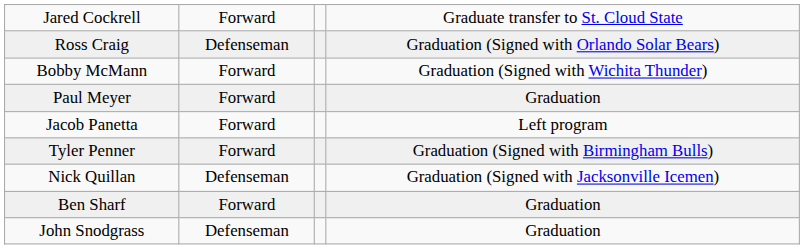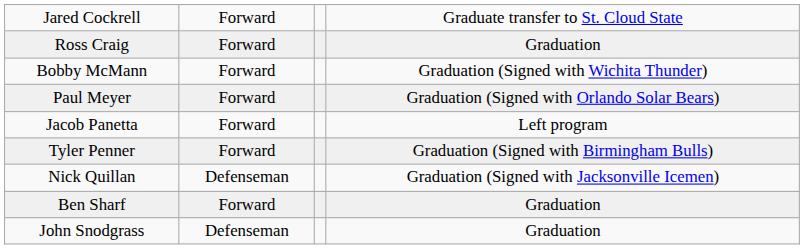(247, 44) Defenseman -> (247, 44) Forward
(563, 44) Graduation (Signed with Orlando Solar Bears) -> (563, 44) Graduation
(563, 97) Graduation -> (563, 97) Graduation (Signed with Orlando Solar Bears)
